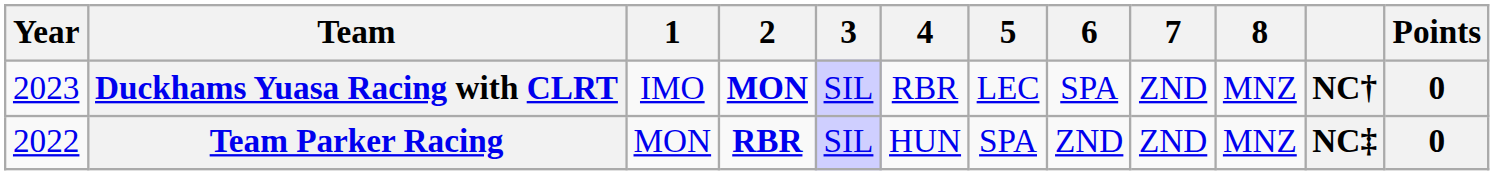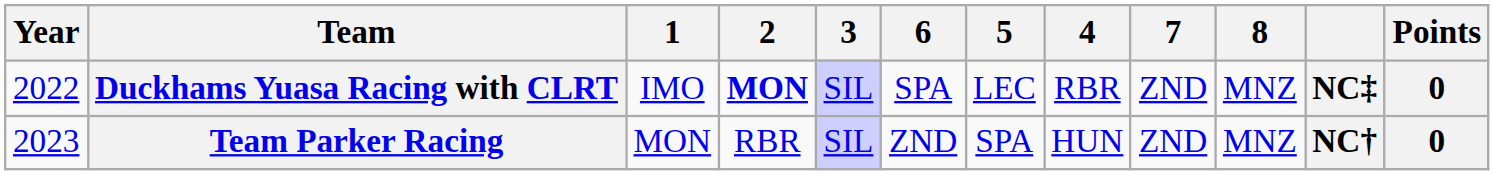columns swapped: (925, 32) <-> (1089, 32)
(46, 87) 2023 -> (46, 87) 2022
(1345, 87) NC† -> (1345, 87) NC‡
(46, 142) 2022 -> (46, 142) 2023
(767, 142) bold -> (767, 142) normal
(1345, 142) NC‡ -> (1345, 142) NC†
